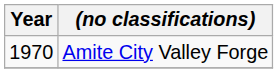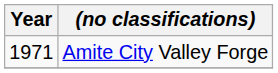(31, 51) 1970 -> (31, 51) 1971
